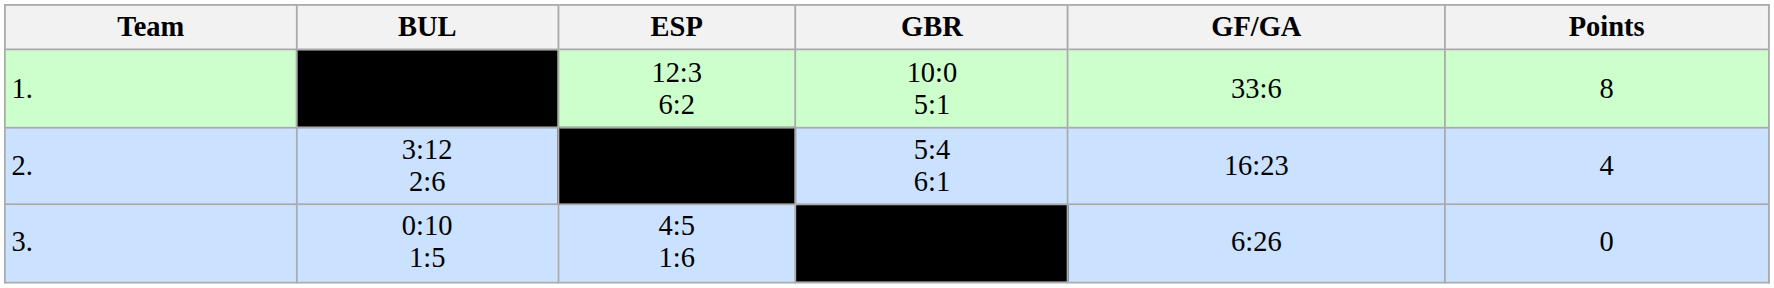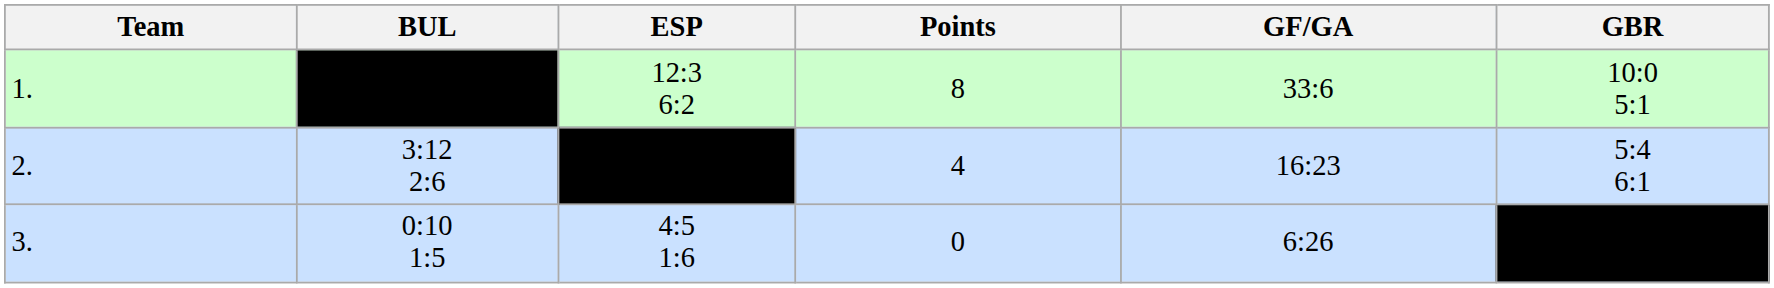columns swapped: (932, 27) <-> (1607, 27)
